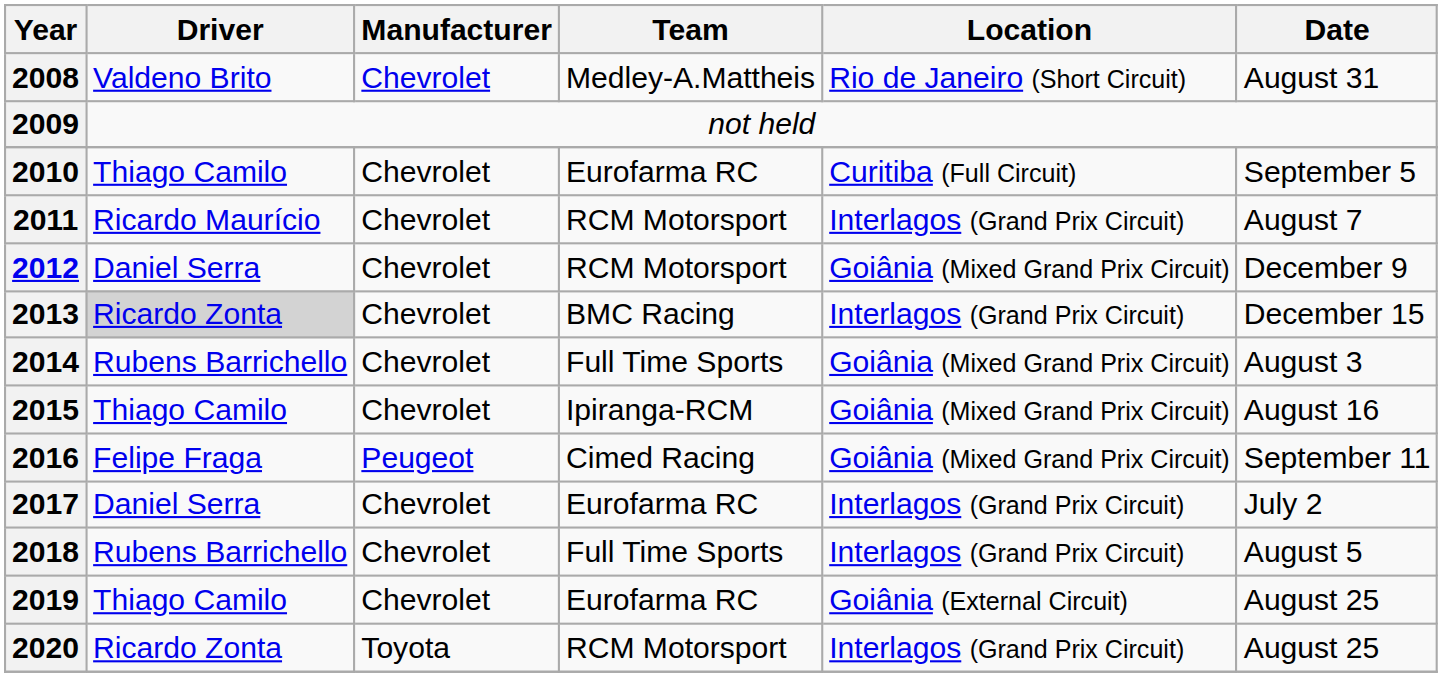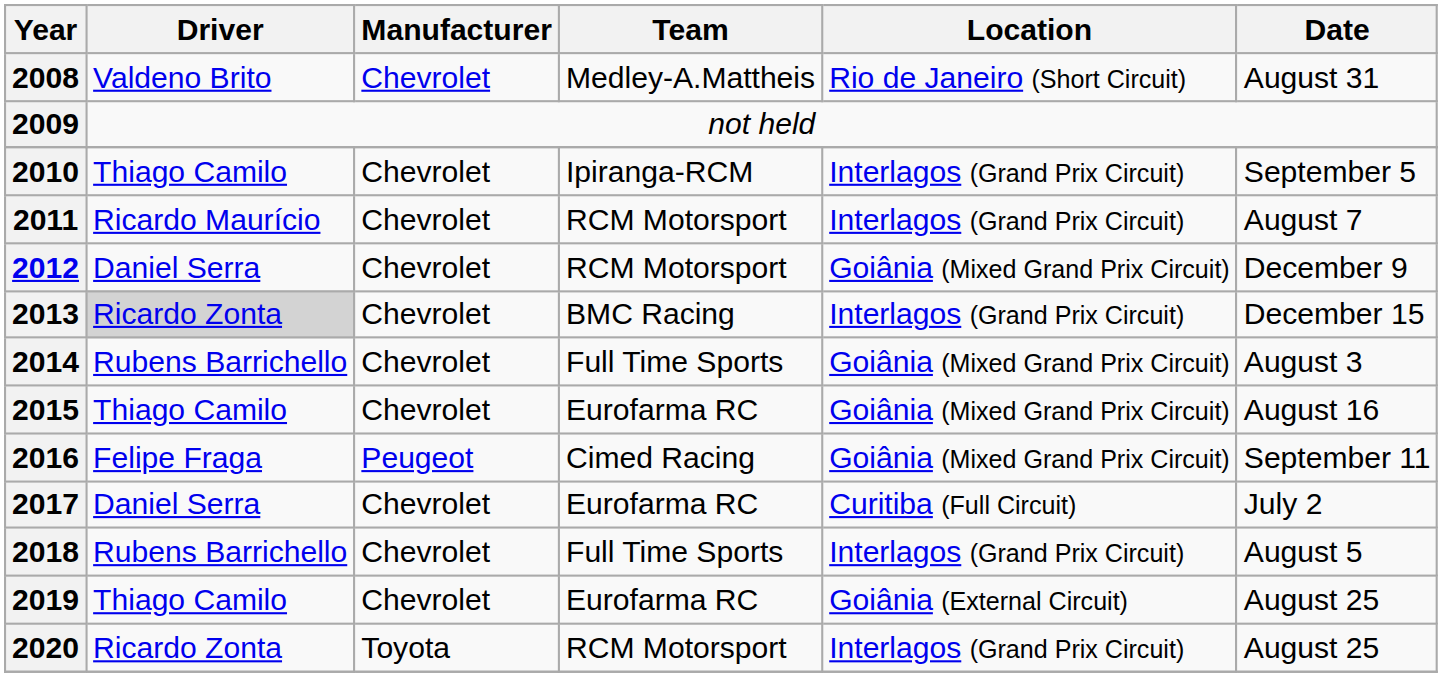(662, 172) Eurofarma RC -> (660, 172) Ipiranga-RCM
(953, 172) Curitiba (Full Circuit) -> (1007, 172) Interlagos (Grand Prix Circuit)
(660, 410) Ipiranga-RCM -> (662, 410) Eurofarma RC
(1007, 505) Interlagos (Grand Prix Circuit) -> (953, 505) Curitiba (Full Circuit)
